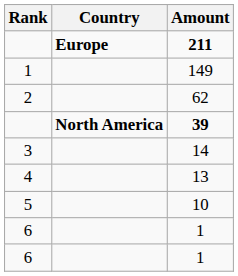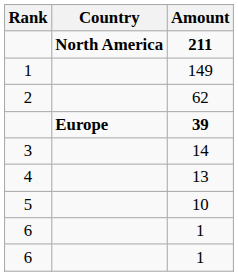(82, 44) Europe -> (109, 44) North America
(109, 124) North America -> (82, 124) Europe
